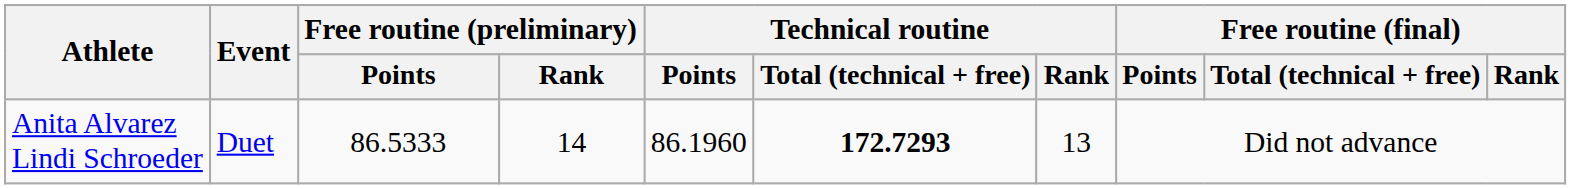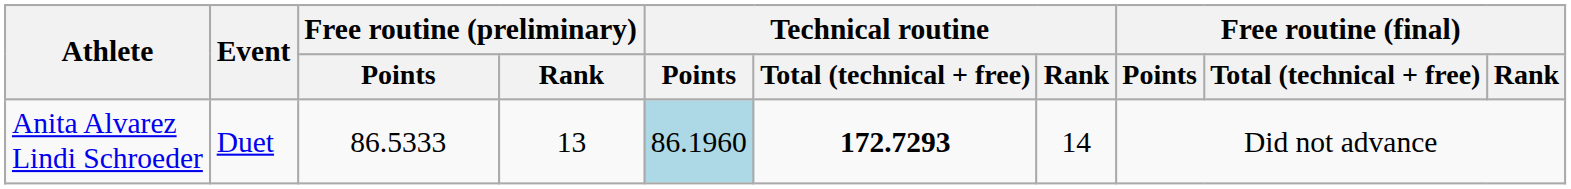(572, 141) 14 -> (572, 141) 13
(699, 141) no background -> (699, 141) lightblue background
(1076, 141) 13 -> (1076, 141) 14
